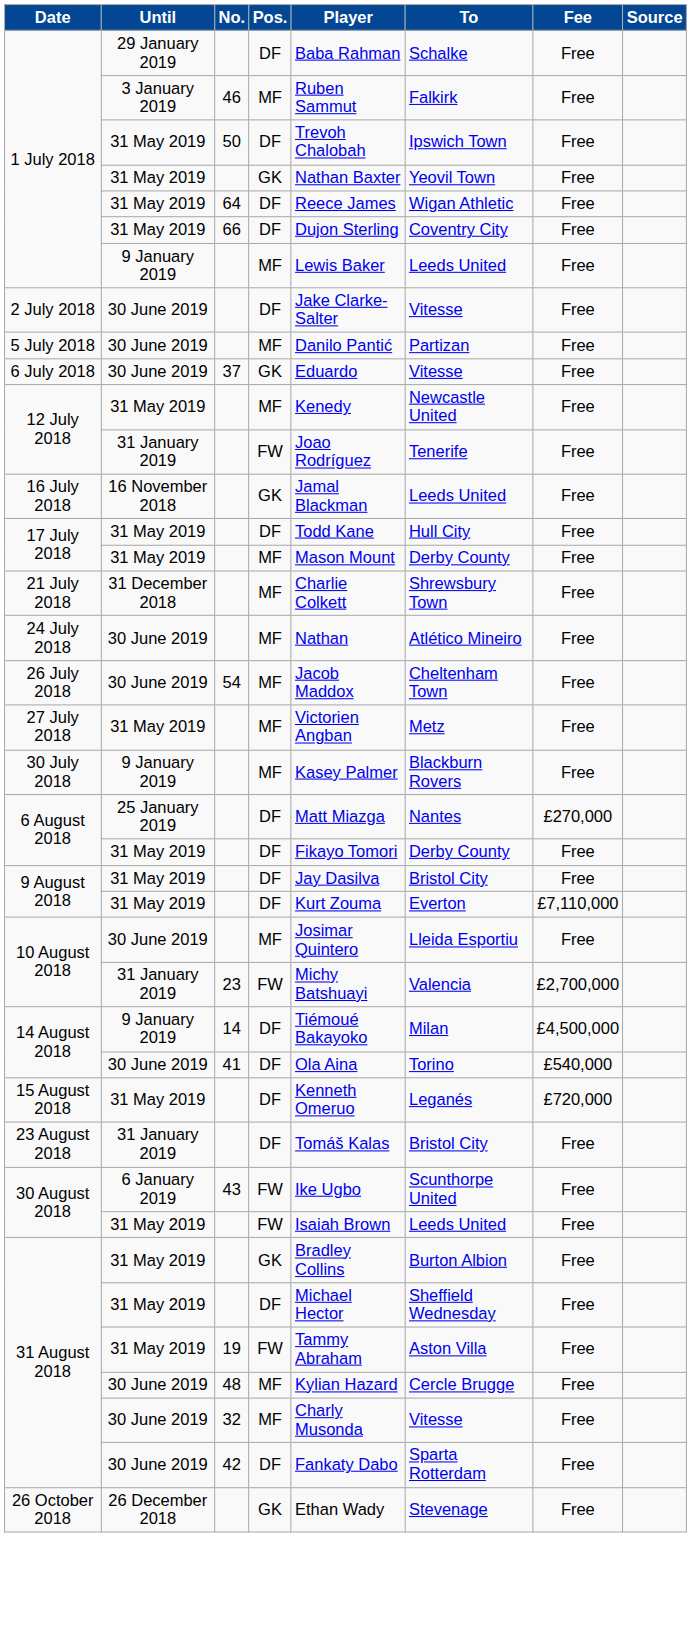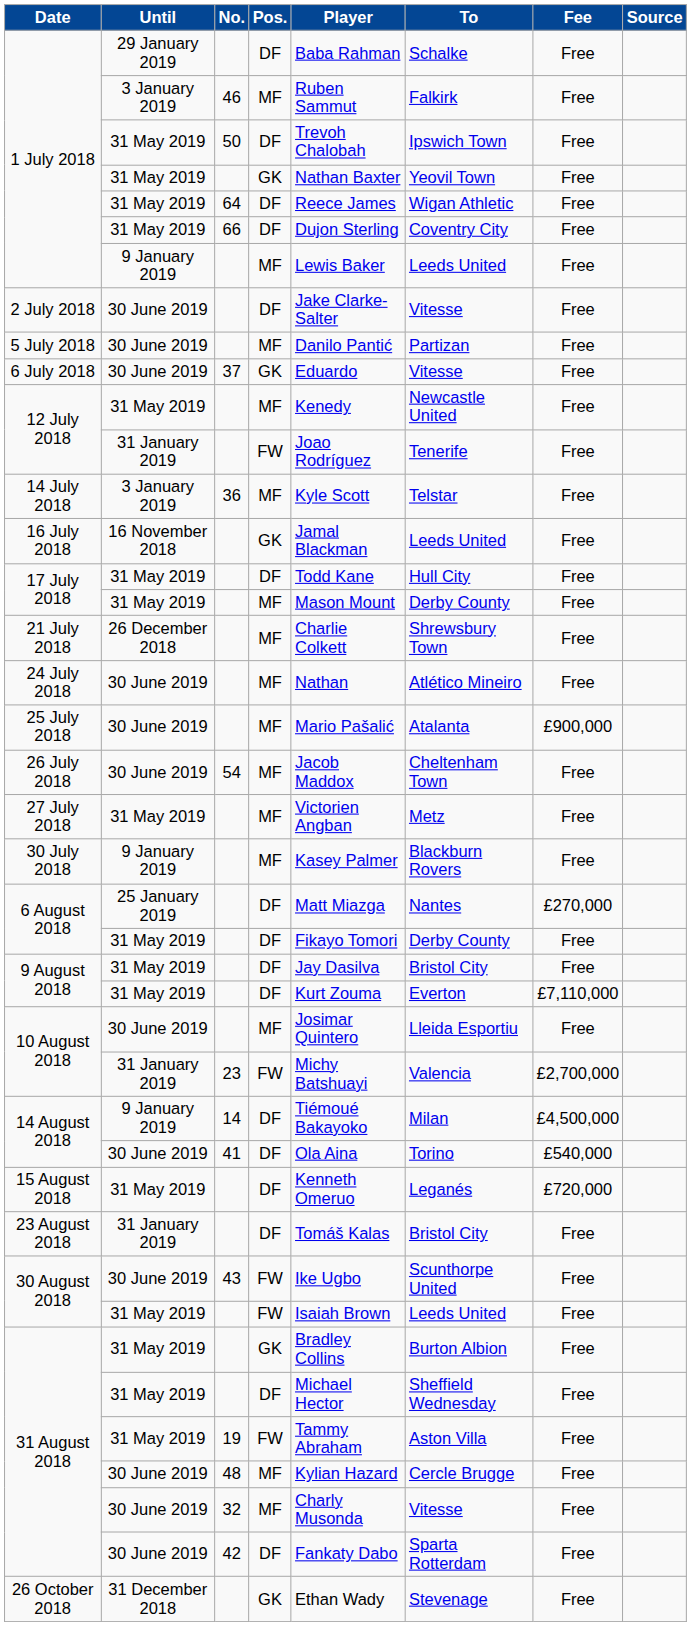+ row: (53, 496)
(158, 593) 31 December 2018 -> (158, 638) 26 December 2018
+ row: (53, 727)
(158, 1189) 6 January 2019 -> (158, 1278) 30 June 2019
(158, 1509) 26 December 2018 -> (158, 1599) 31 December 2018
